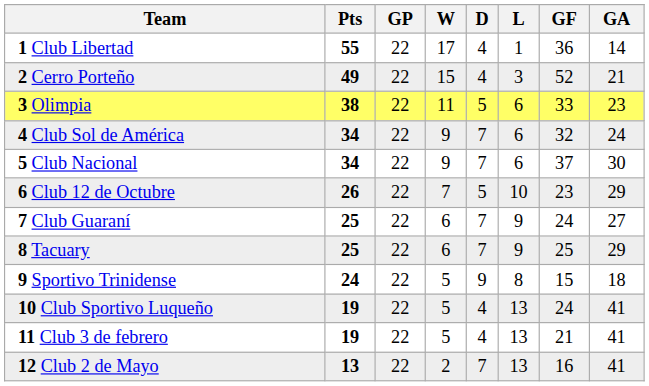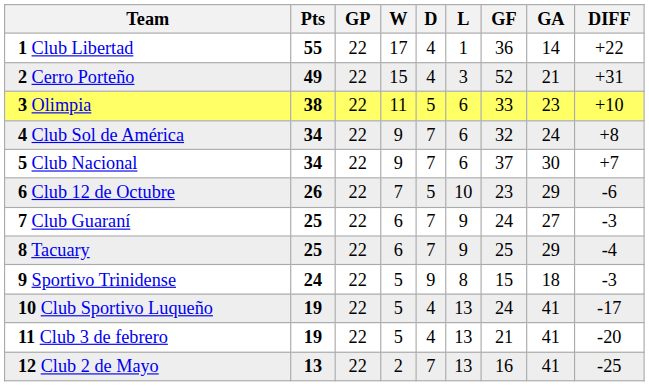+ column: (609, 18)
